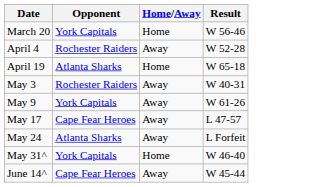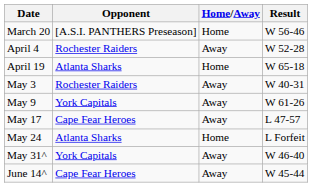(86, 31) York Capitals -> (126, 31) [A.S.I. PANTHERS Preseason]
(155, 137) Away -> (215, 137) Home
(156, 155) Home -> (215, 155) Away
